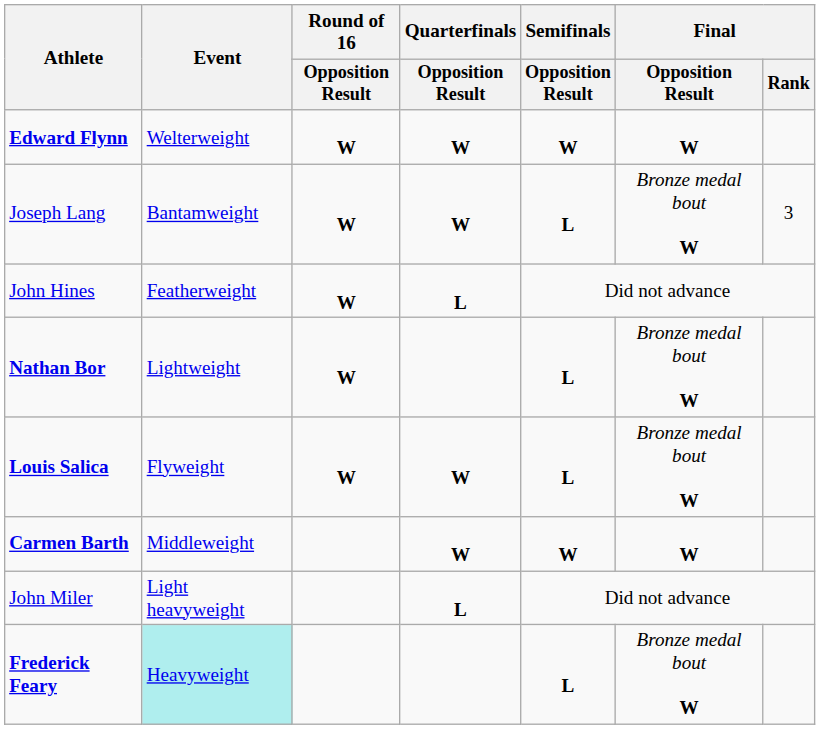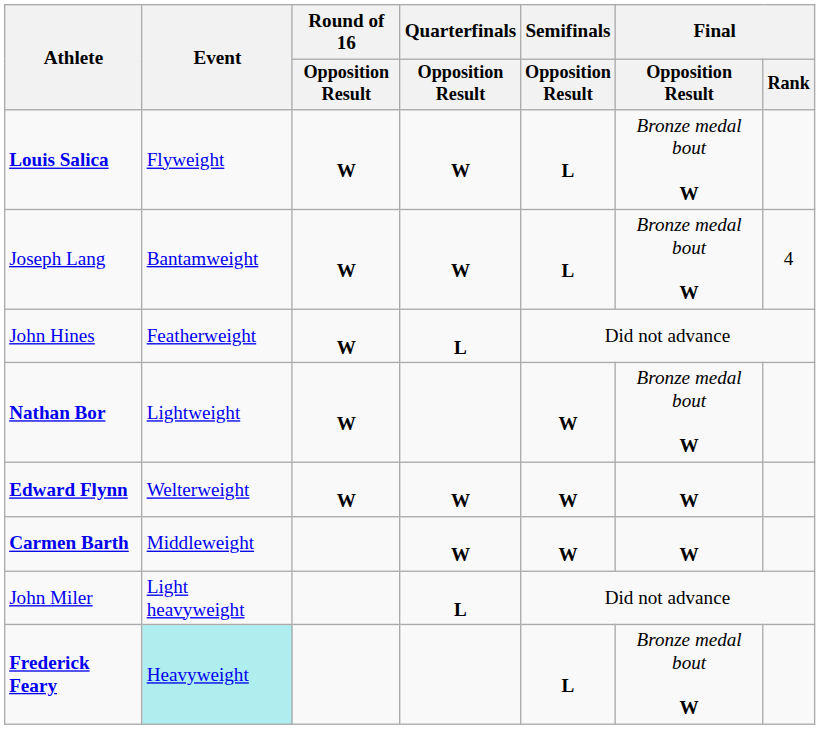rows swapped: (59, 467) <-> (68, 137)
(789, 214) 3 -> (789, 259) 4
(568, 379) L -> (568, 424) W
